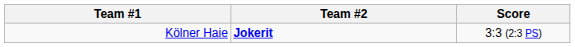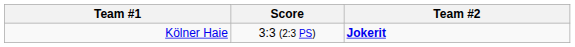columns swapped: (513, 14) <-> (344, 14)
